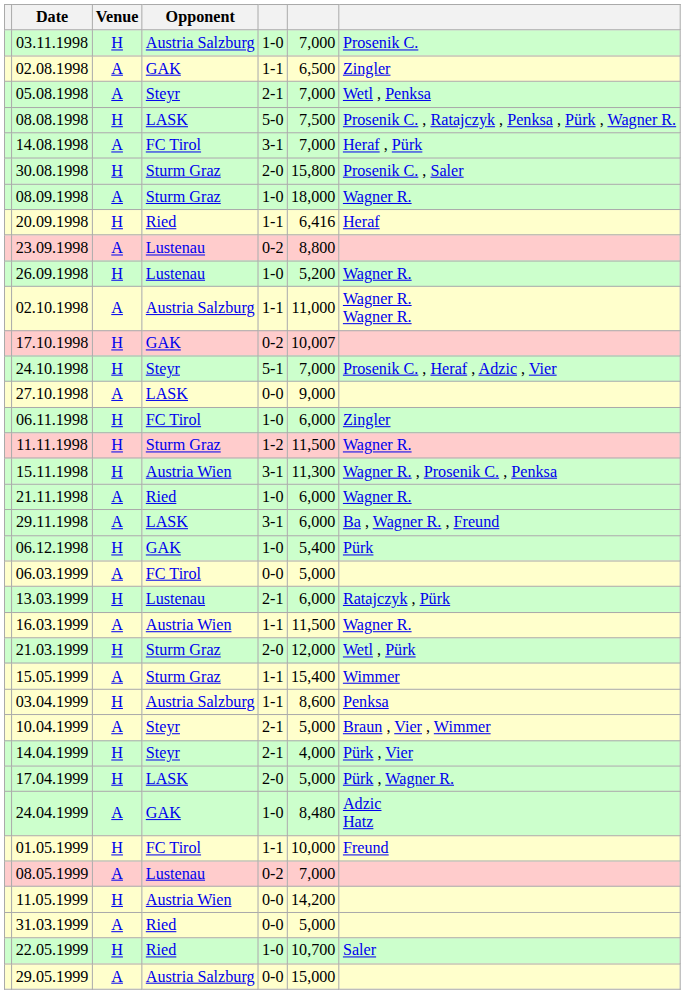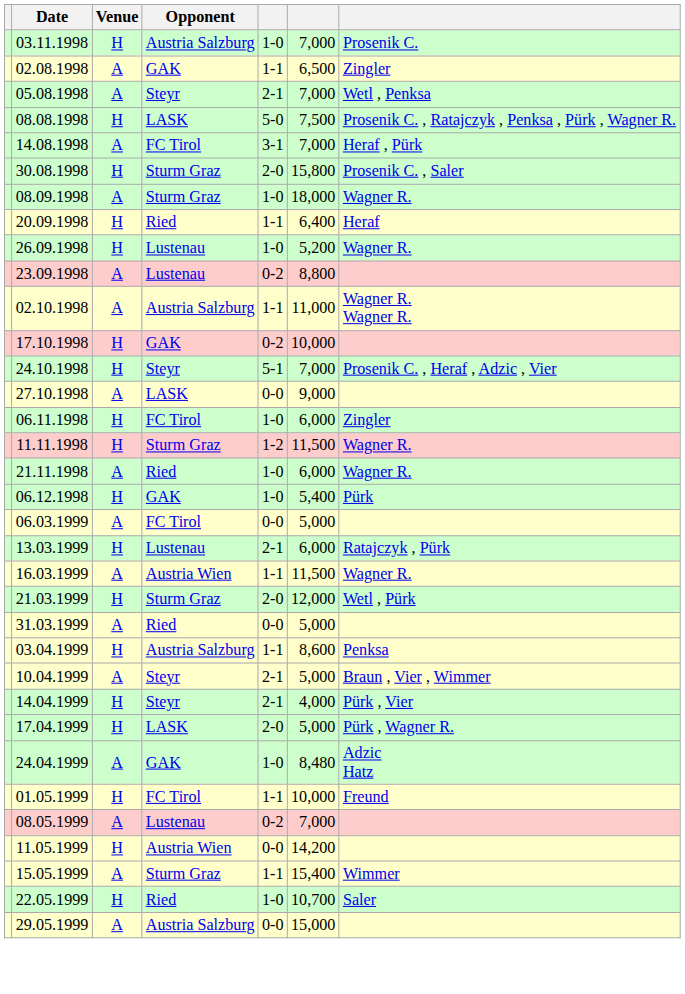(317, 222) 6,416 -> (317, 222) 6,400
rows swapped: (52, 247) <-> (52, 273)
(313, 343) 10,007 -> (313, 343) 10,000
- row: (52, 471)
- row: (52, 522)
rows swapped: (52, 925) <-> (52, 676)
